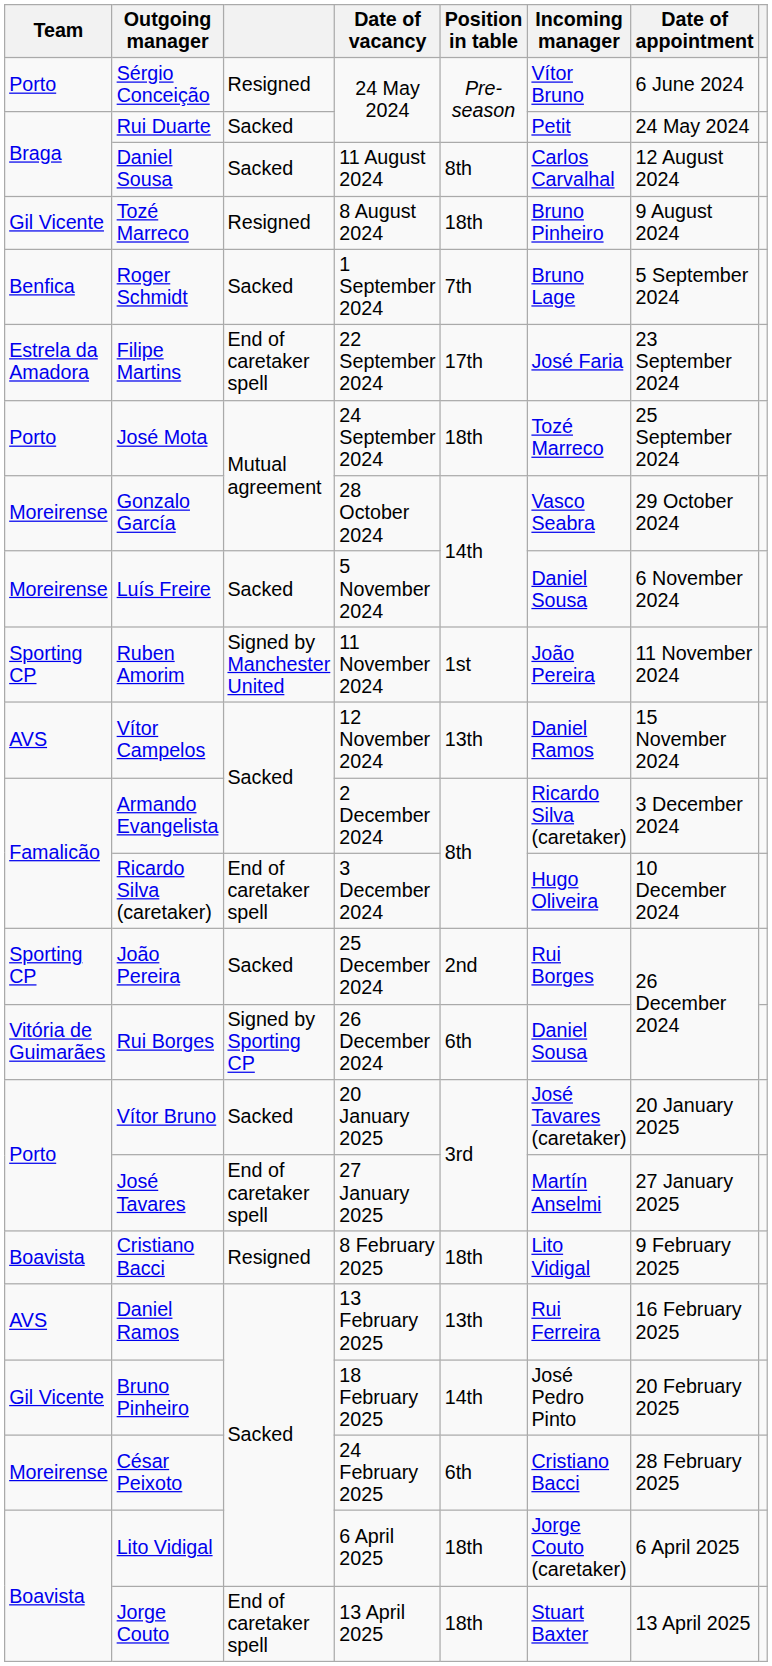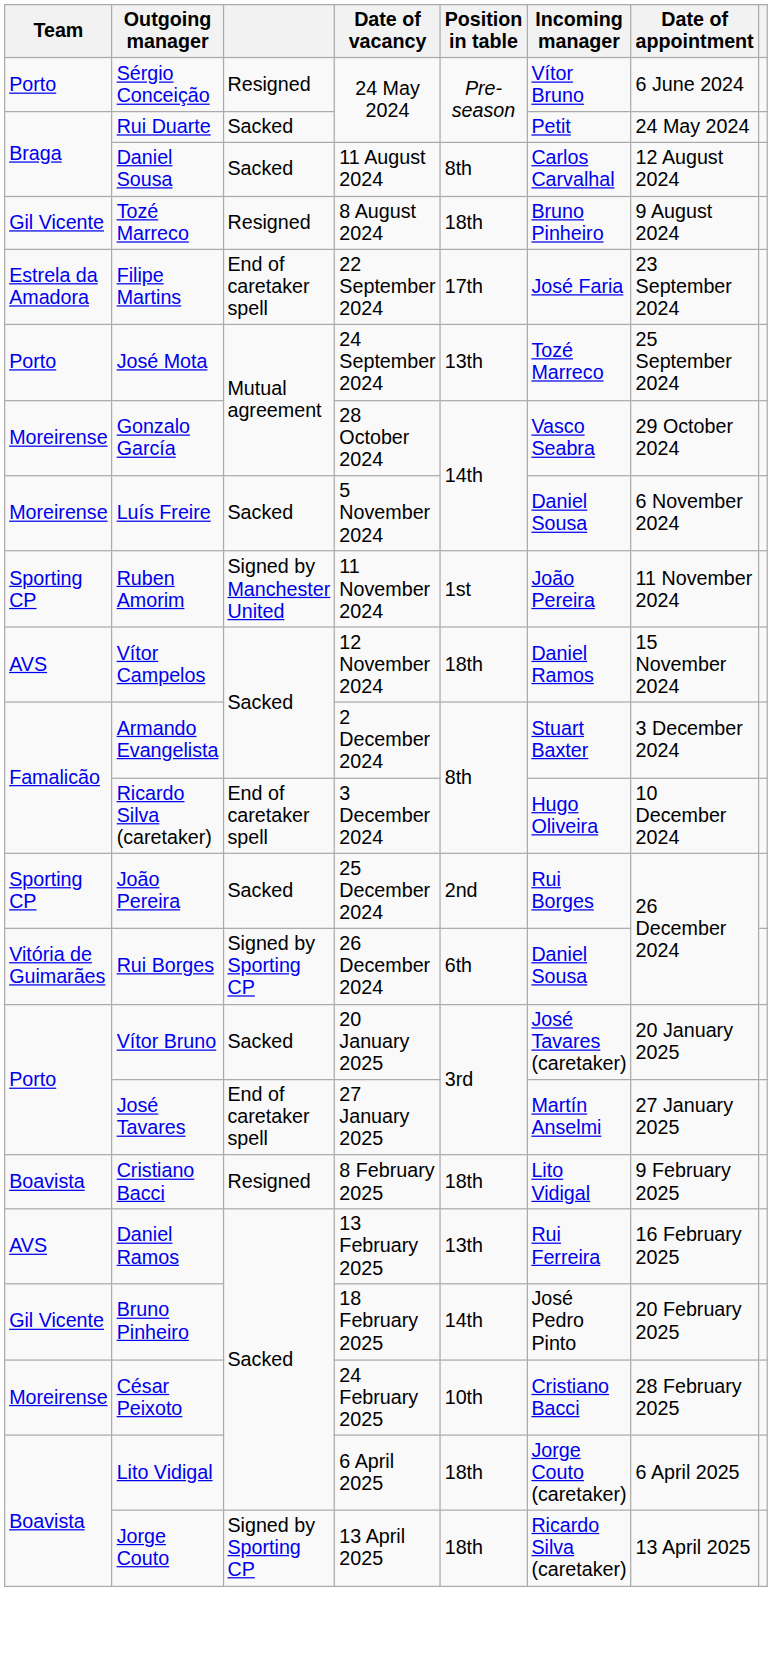- row: (152, 286)
(464, 437) 18th -> (464, 362) 13th
(464, 739) 13th -> (464, 664) 18th
(579, 815) Ricardo Silva (caretaker) -> (560, 739) Stuart Baxter
(458, 1472) 6th -> (464, 1397) 10th
(268, 1623) End of caretaker spell -> (271, 1548) Signed by Sporting CP
(560, 1623) Stuart Baxter -> (579, 1548) Ricardo Silva (caretaker)
